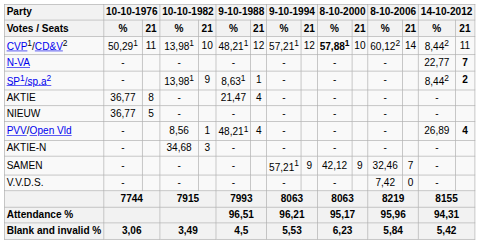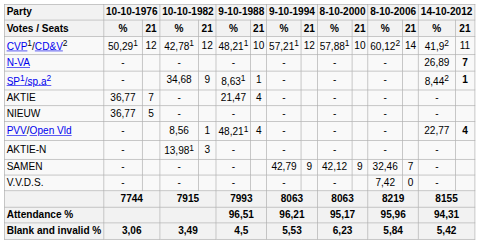(151, 45) 11 -> (151, 45) 12
(179, 45) 13,981 -> (179, 45) 42,781
(207, 45) 10 -> (207, 45) 12
(259, 45) 12 -> (259, 45) 10
(335, 45) bold -> (335, 45) normal
(437, 45) 8,442 -> (437, 45) 41,92
(437, 63) 22,77 -> (437, 63) 26,89
(179, 80) 13,981 -> (179, 80) 34,68
(465, 80) 2 -> (465, 80) 1
(151, 97) 8 -> (151, 97) 7
(437, 131) 26,89 -> (437, 131) 22,77
(179, 148) 34,68 -> (179, 149) 13,981
(284, 165) 57,211 -> (284, 167) 42,79
